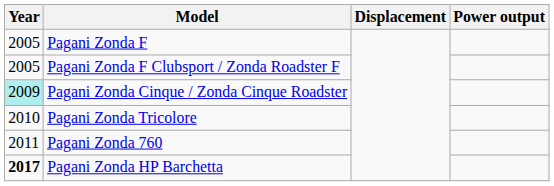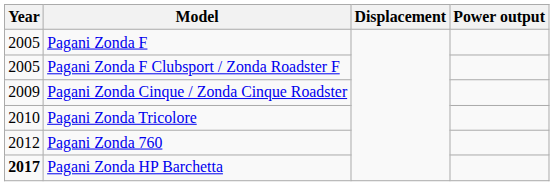(24, 92) paleturquoise background -> (24, 92) no background
(24, 142) 2011 -> (24, 142) 2012
